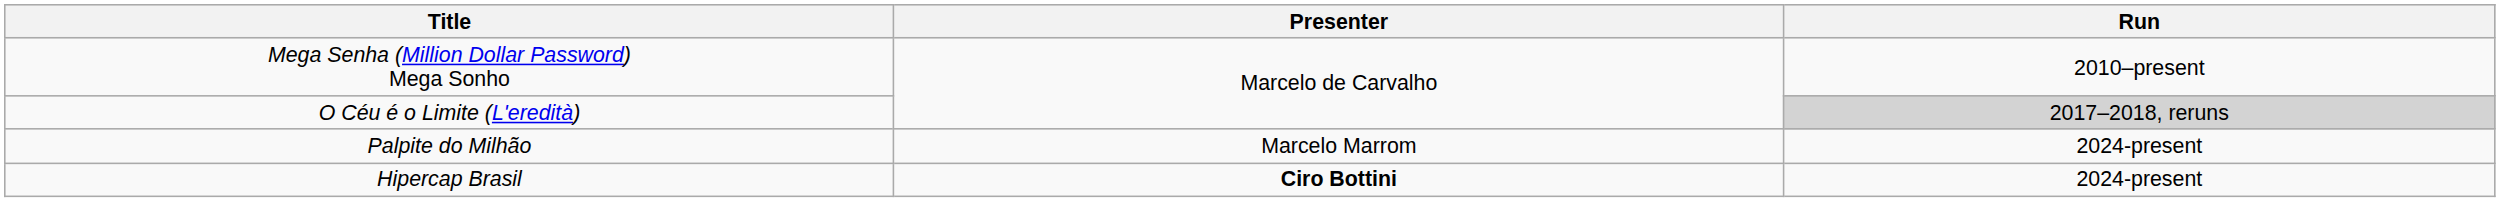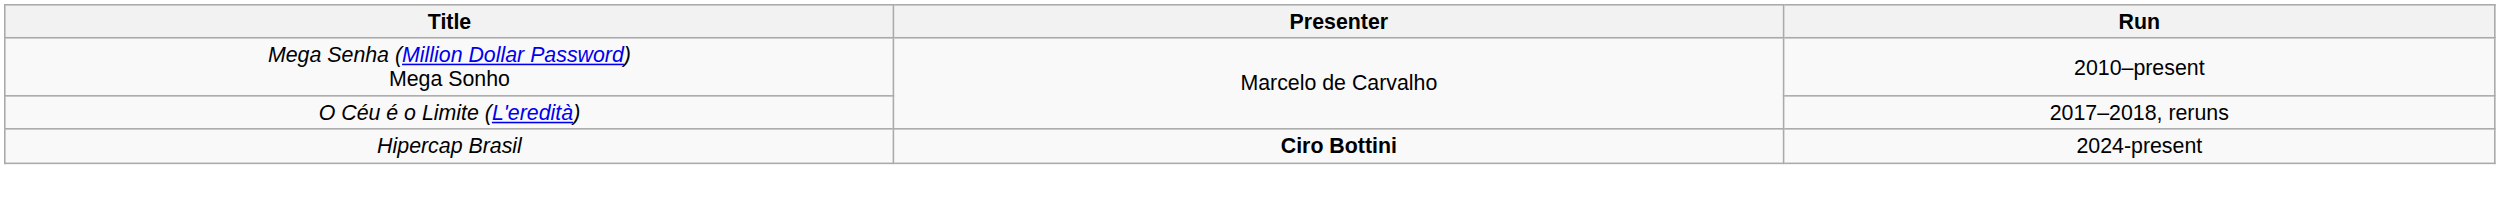(2139, 112) lightgrey background -> (2139, 112) no background
- row: (449, 146)
